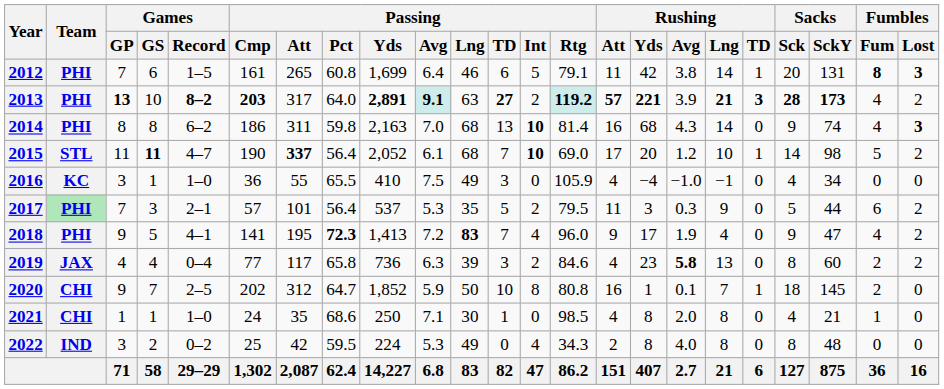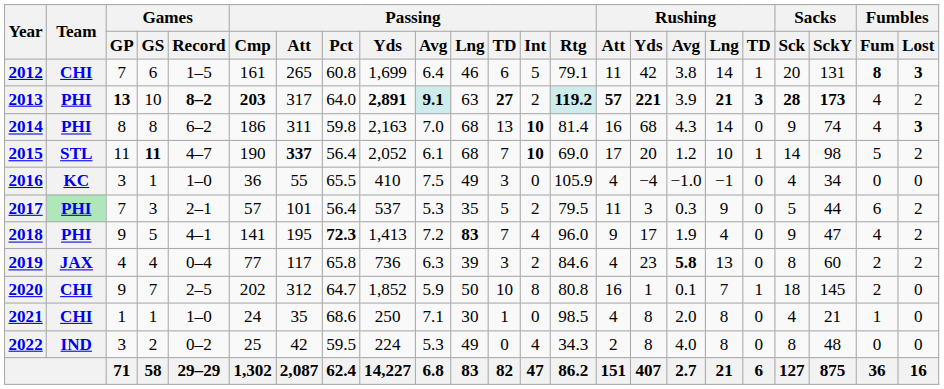(76, 72) PHI -> (76, 72) CHI
